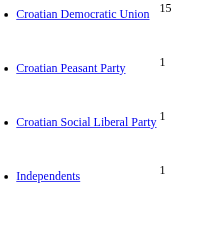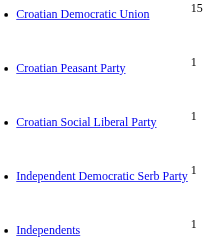+ row: (87, 176)
